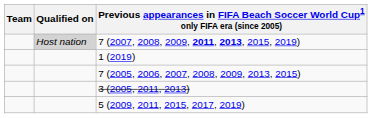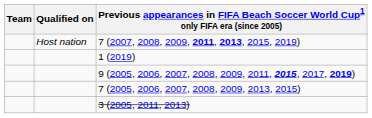(61, 41) lightgrey background -> (61, 41) no background
+ row: (227, 73)
- row: (172, 104)
